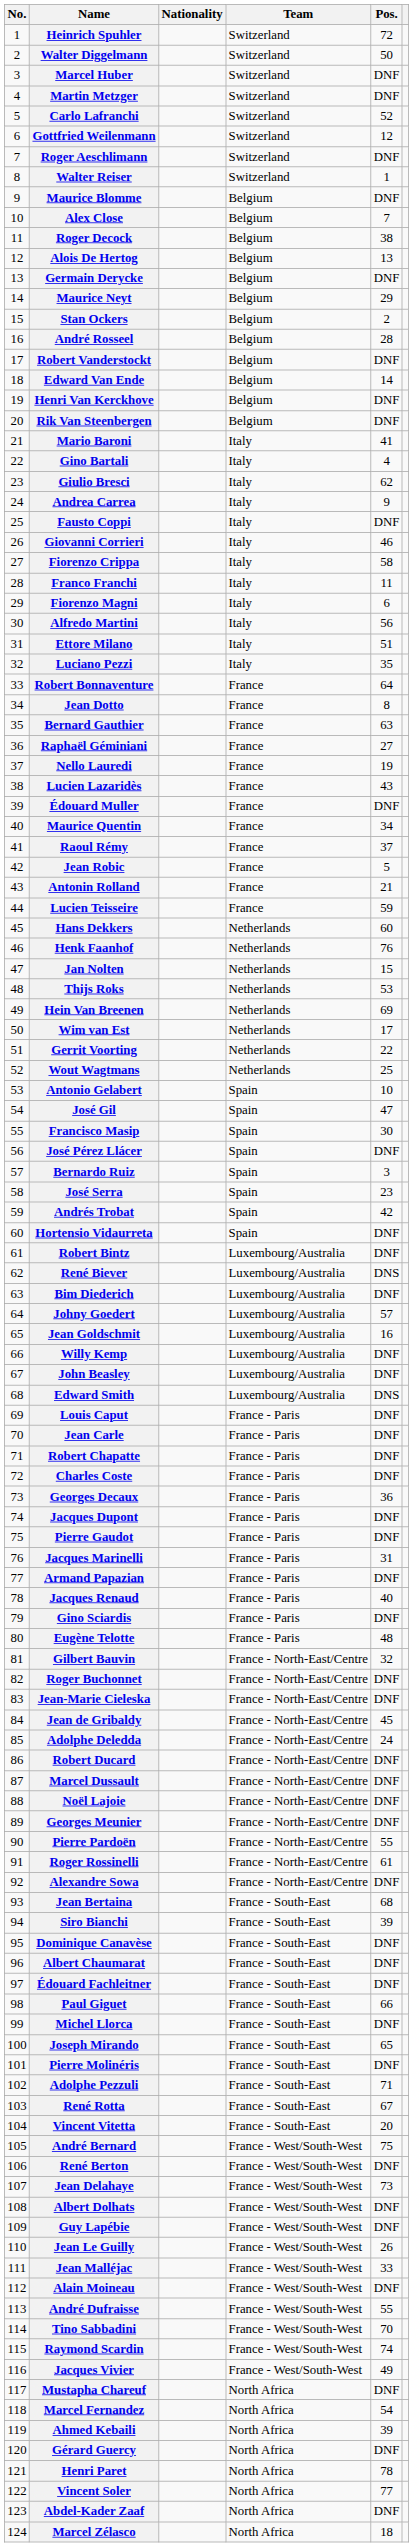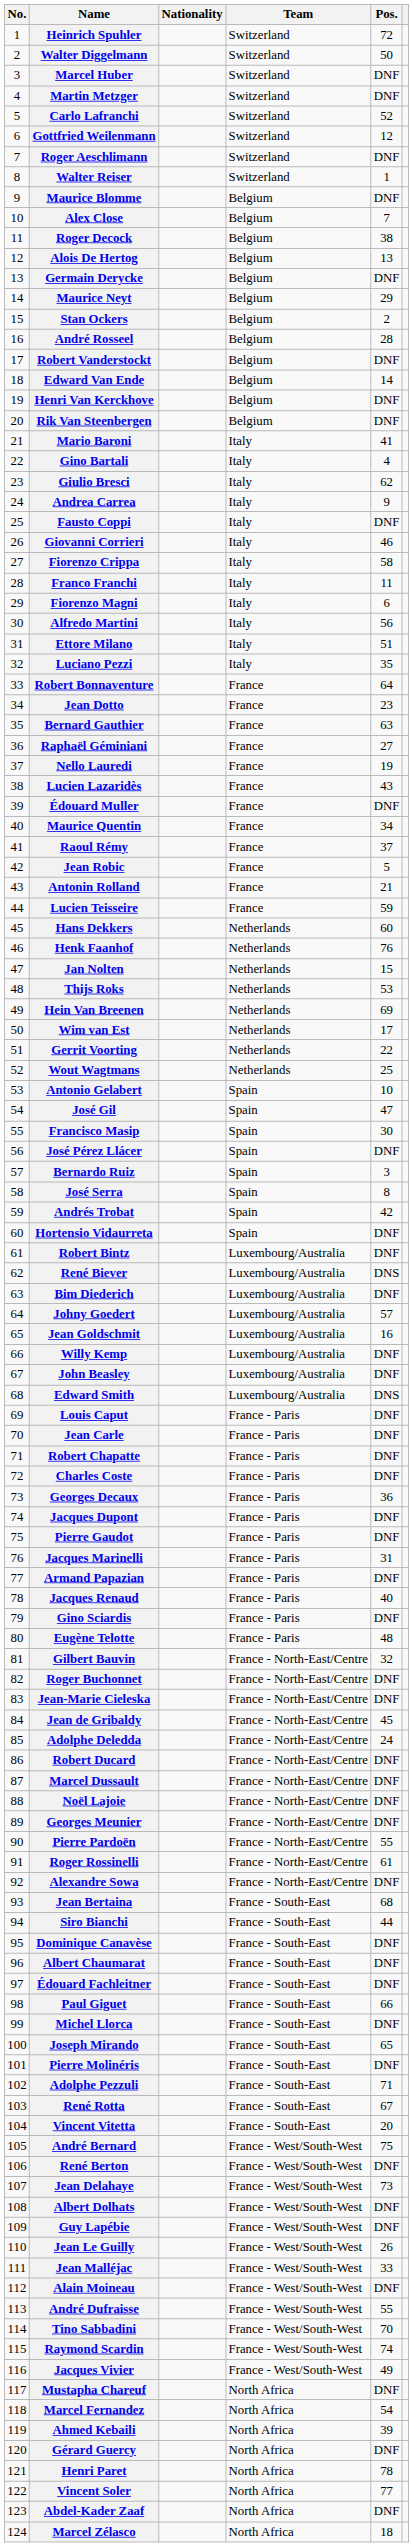(387, 704) 8 -> (387, 704) 23
(387, 1192) 23 -> (387, 1192) 8
(387, 1922) 39 -> (387, 1922) 44
